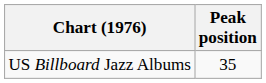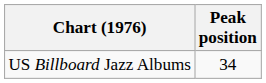(228, 64) 35 -> (228, 64) 34
